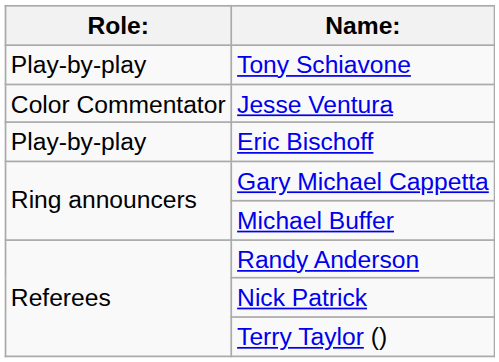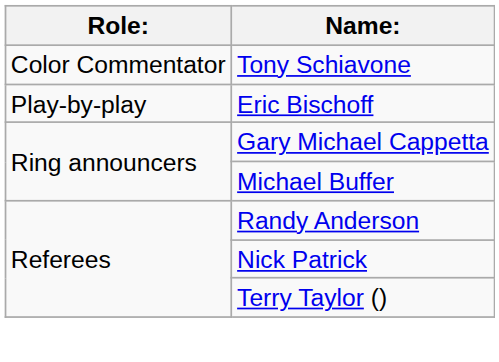(79, 64) Play-by-play -> (118, 64) Color Commentator
- row: (315, 103)
